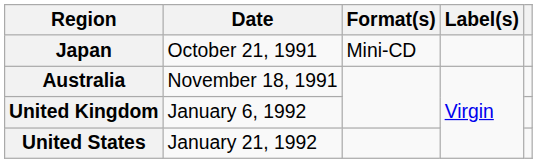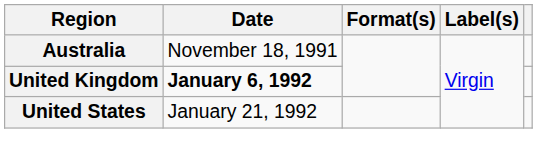- row: (84, 50)
(237, 111) normal -> (240, 81) bold
